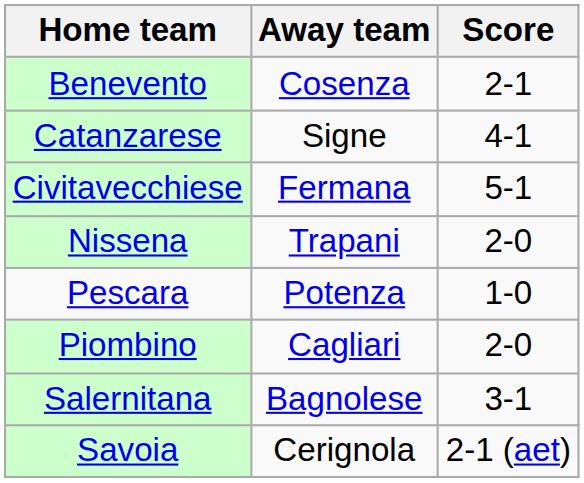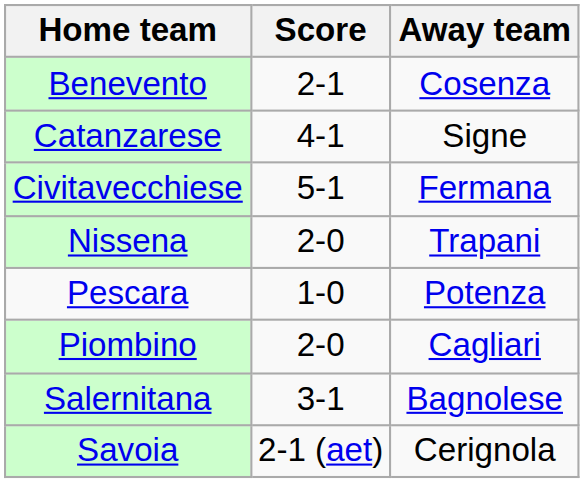columns swapped: (508, 30) <-> (344, 30)
